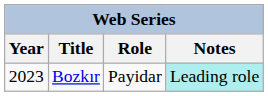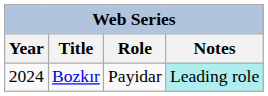(26, 77) 2023 -> (26, 77) 2024
